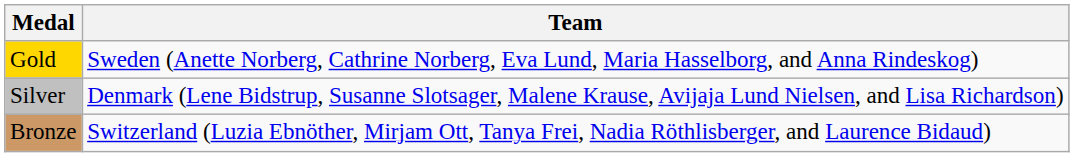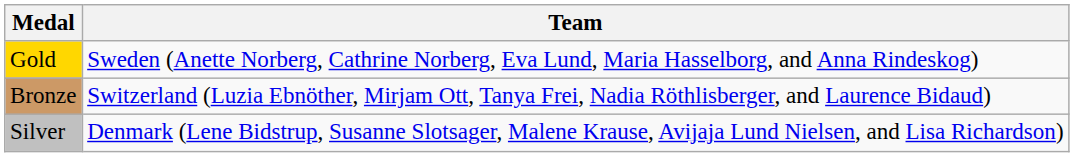rows swapped: (38, 95) <-> (43, 132)
